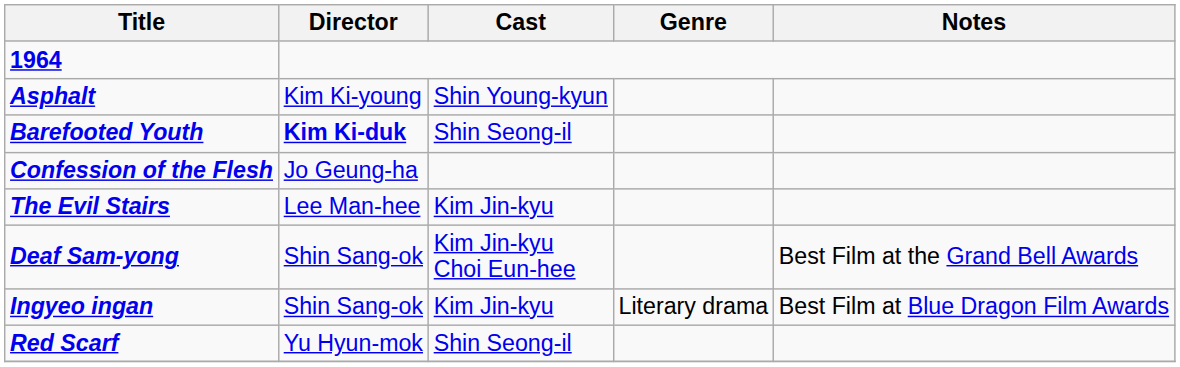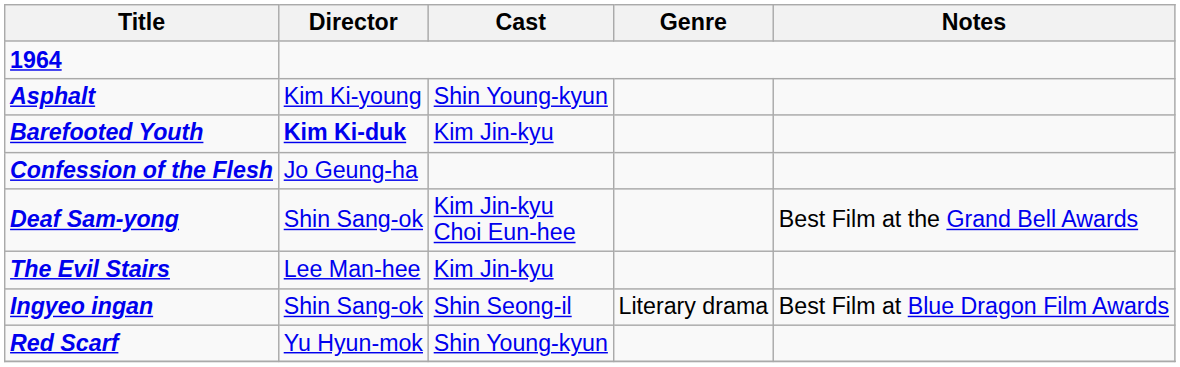(503, 133) Shin Seong-il -> (494, 133) Kim Jin-kyu
rows swapped: (95, 256) <-> (90, 206)
(494, 306) Kim Jin-kyu -> (503, 306) Shin Seong-il
(503, 343) Shin Seong-il -> (521, 343) Shin Young-kyun
